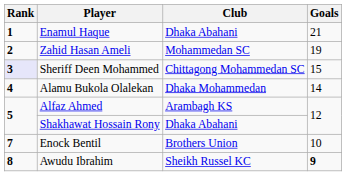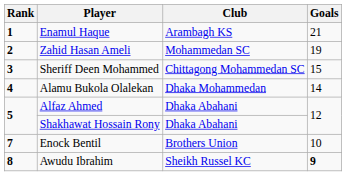(201, 32) Dhaka Abahani -> (199, 32) Arambagh KS
(10, 69) lavender background -> (10, 69) no background
(199, 106) Arambagh KS -> (201, 106) Dhaka Abahani
